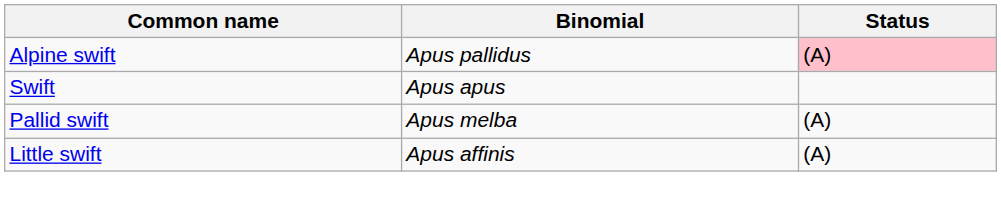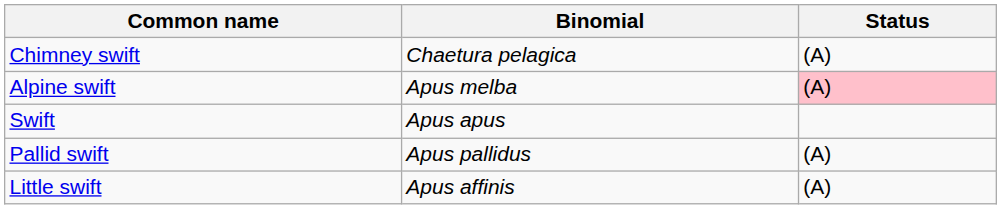+ row: (75, 54)
(469, 54) Apus pallidus -> (462, 87) Apus melba
(462, 120) Apus melba -> (469, 154) Apus pallidus
